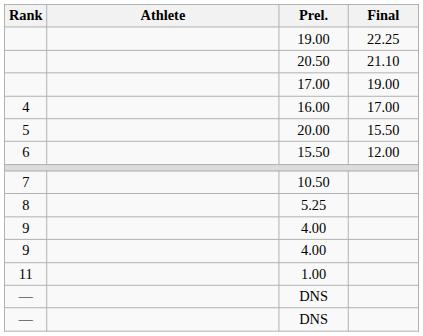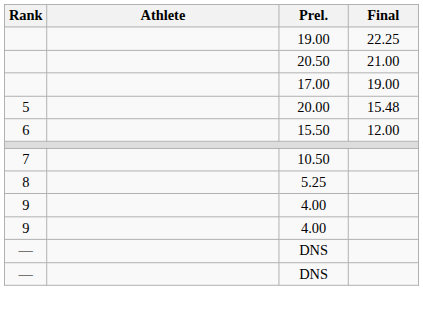(383, 61) 21.10 -> (383, 61) 21.00
- row: (26, 107)
(383, 130) 15.50 -> (383, 107) 15.48
- row: (26, 273)
